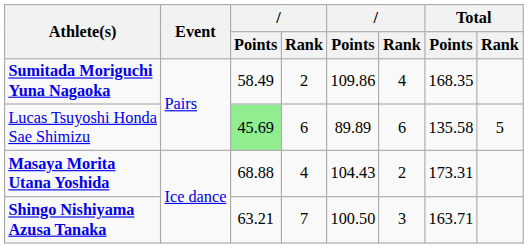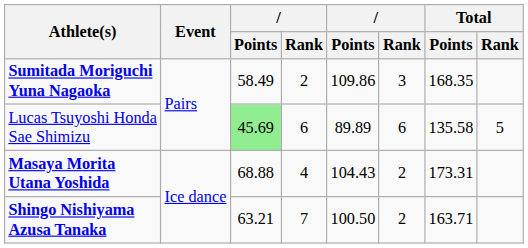(402, 81) 4 -> (402, 81) 3
(402, 219) 3 -> (402, 219) 2
